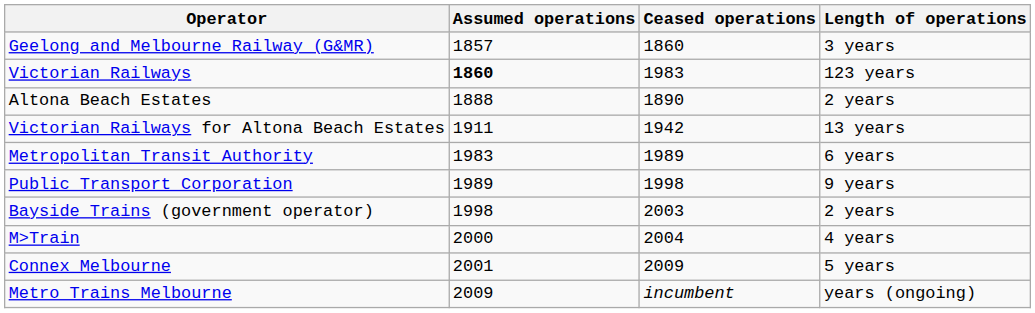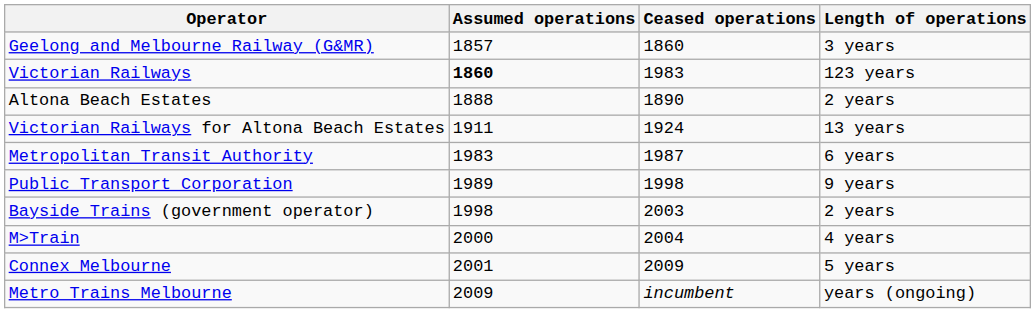(664, 129) 1942 -> (664, 129) 1924
(664, 156) 1989 -> (664, 156) 1987
